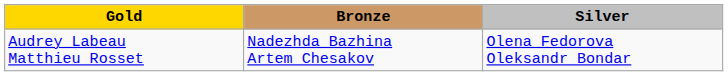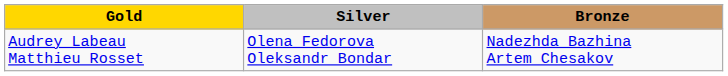columns swapped: (603, 17) <-> (363, 17)
